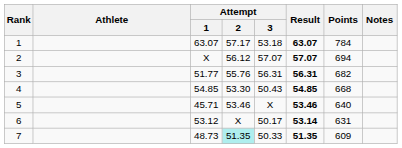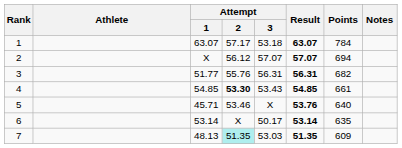(238, 89) normal -> (238, 89) bold
(270, 89) 50.43 -> (270, 89) 53.43
(343, 89) 668 -> (343, 89) 661
(305, 105) 53.46 -> (305, 105) 53.76
(206, 120) 53.12 -> (206, 120) 53.14
(343, 120) 631 -> (343, 120) 635
(206, 136) 48.73 -> (206, 136) 48.13
(270, 136) 50.33 -> (270, 136) 53.03
